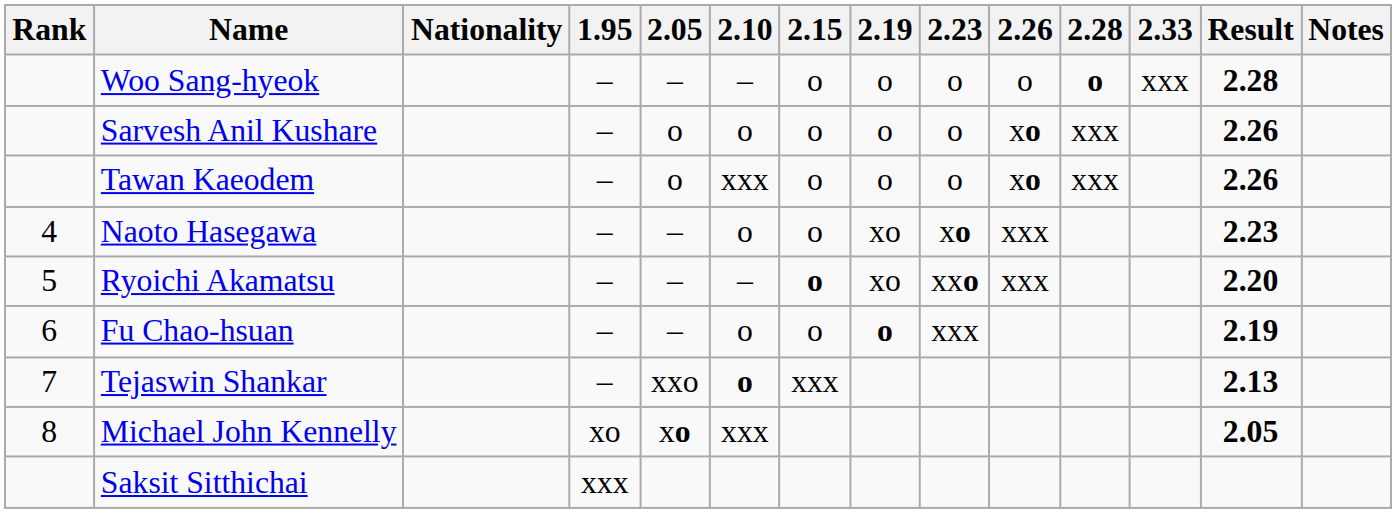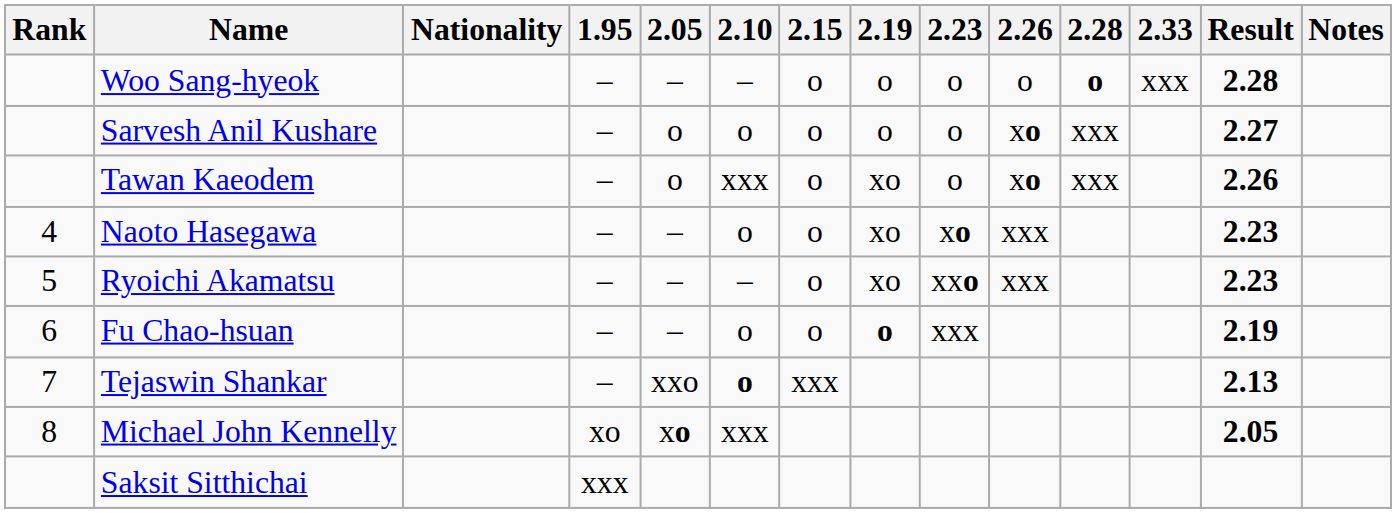(1251, 130) 2.26 -> (1251, 130) 2.27
(885, 180) o -> (885, 180) xo
(815, 280) bold -> (815, 280) normal
(1251, 280) 2.20 -> (1251, 280) 2.23
